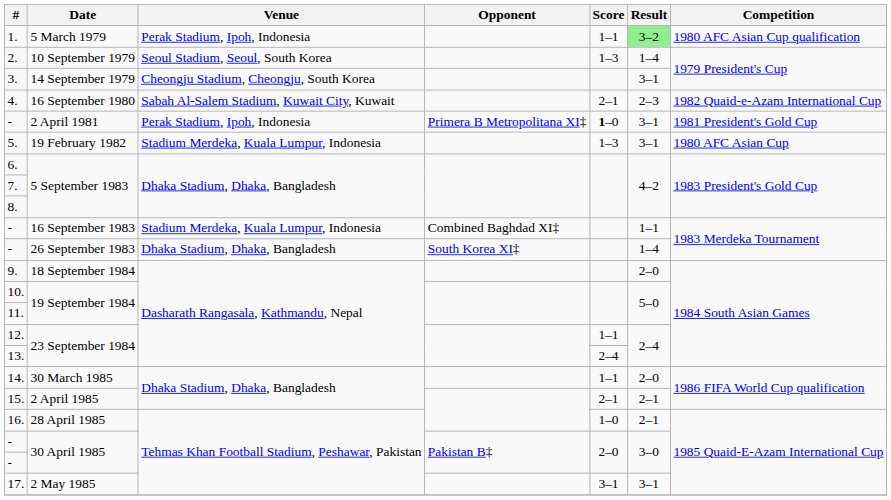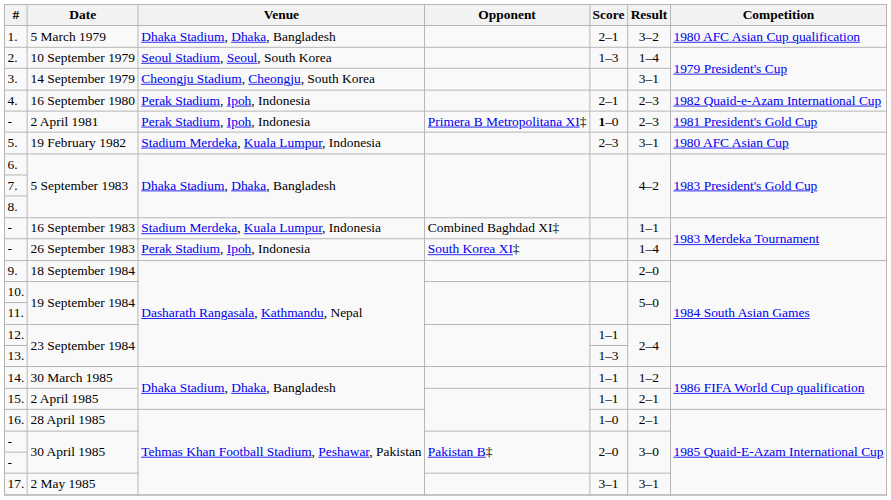(226, 36) Perak Stadium, Ipoh, Indonesia -> (238, 36) Dhaka Stadium, Dhaka, Bangladesh
(609, 36) 1–1 -> (609, 36) 2–1
(649, 36) lightgreen background -> (649, 36) no background
(268, 100) Sabah Al-Salem Stadium, Kuwait City, Kuwait -> (226, 100) Perak Stadium, Ipoh, Indonesia
(649, 121) 3–1 -> (649, 121) 2–3
(609, 143) 1–3 -> (609, 143) 2–3
(238, 249) Dhaka Stadium, Dhaka, Bangladesh -> (226, 249) Perak Stadium, Ipoh, Indonesia
(609, 356) 2–4 -> (609, 356) 1–3
(649, 377) 2–0 -> (649, 377) 1–2
(609, 398) 2–1 -> (609, 398) 1–1
